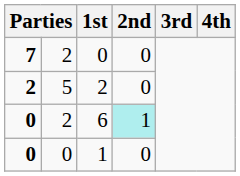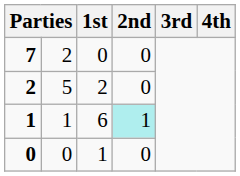(31, 120) 0 -> (31, 120) 1
(67, 120) 2 -> (67, 120) 1
